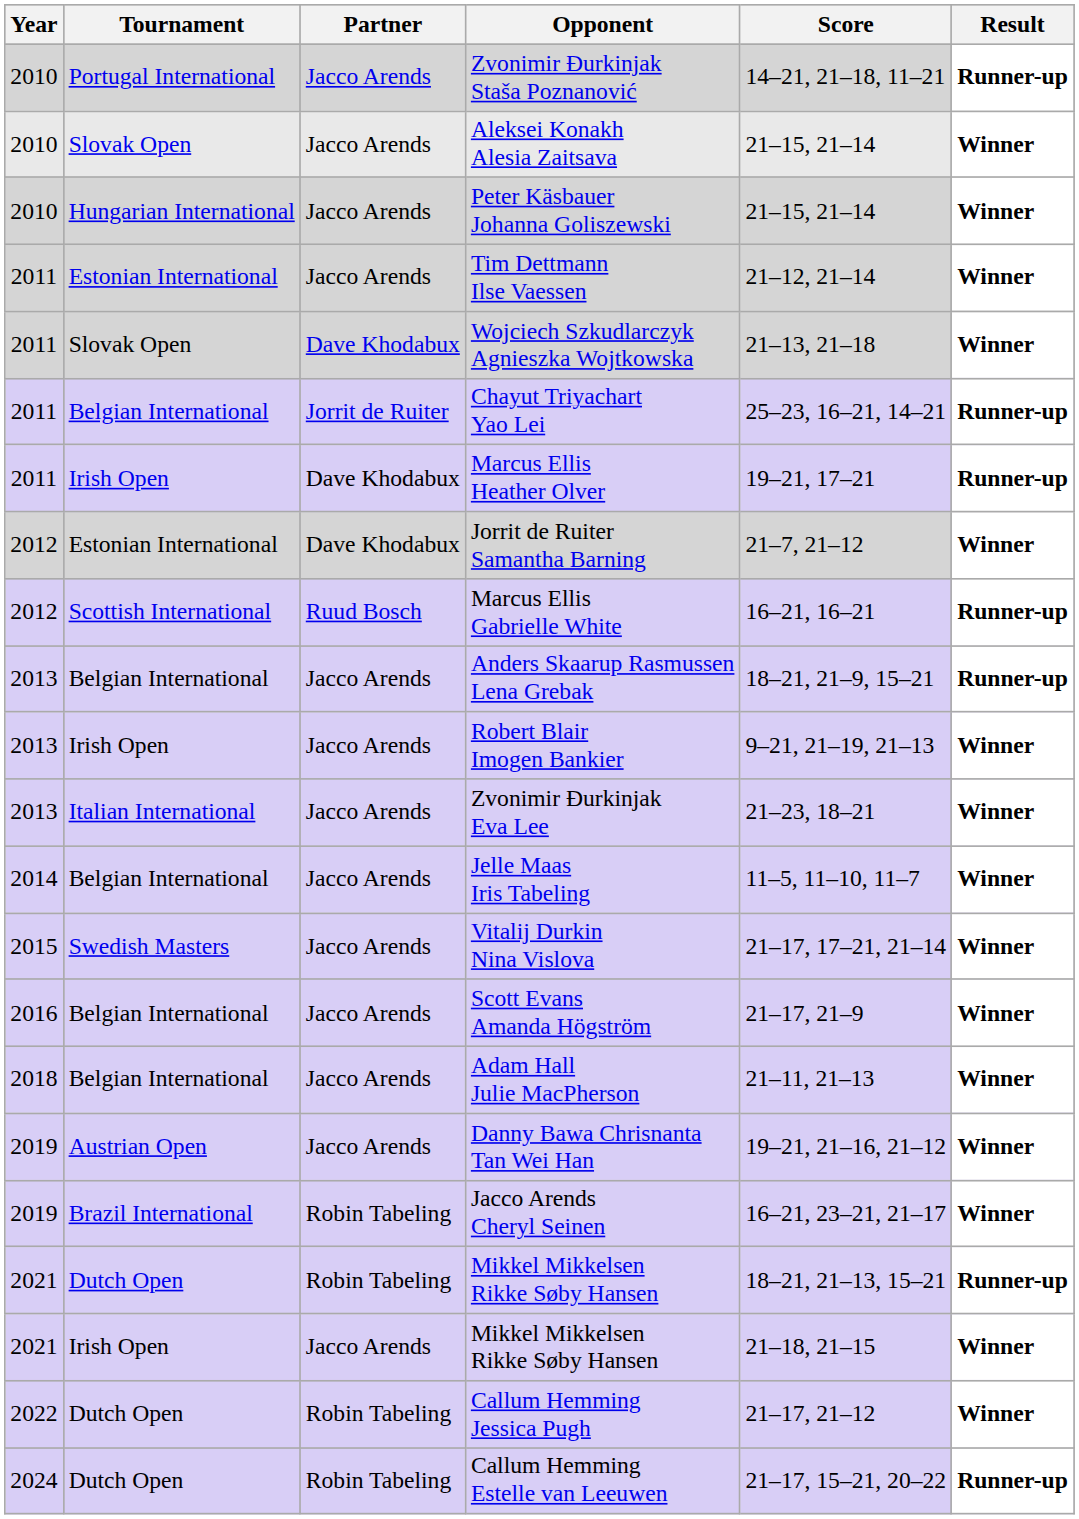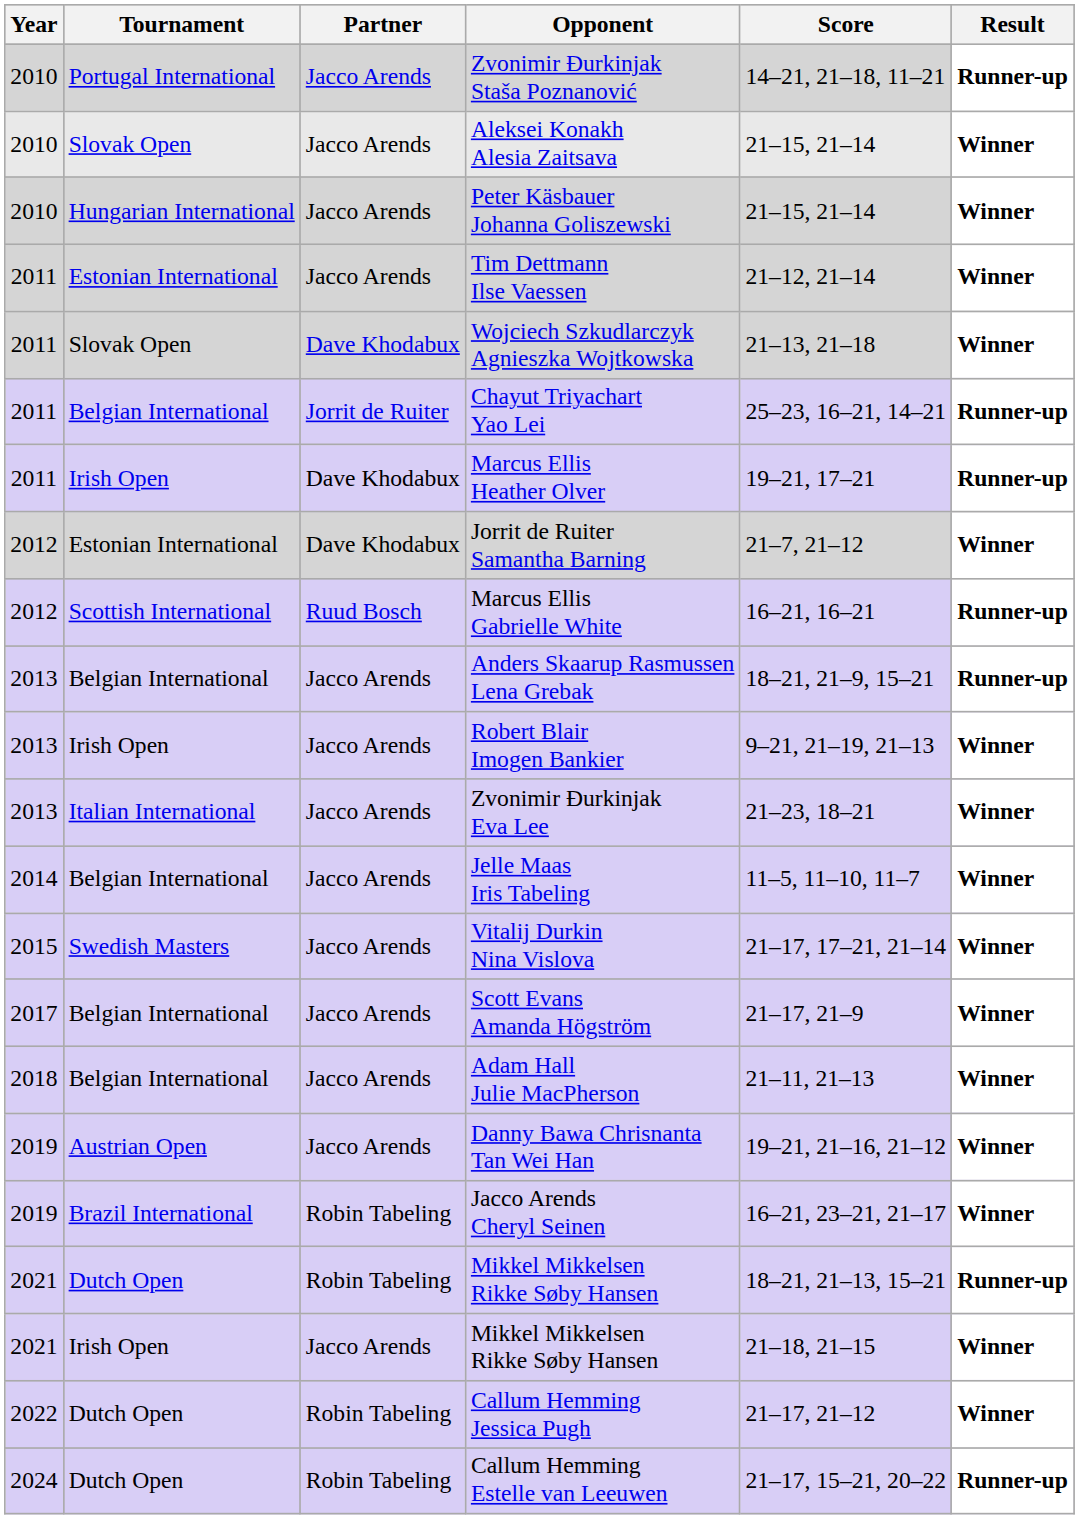(34, 1012) 2016 -> (34, 1012) 2017
